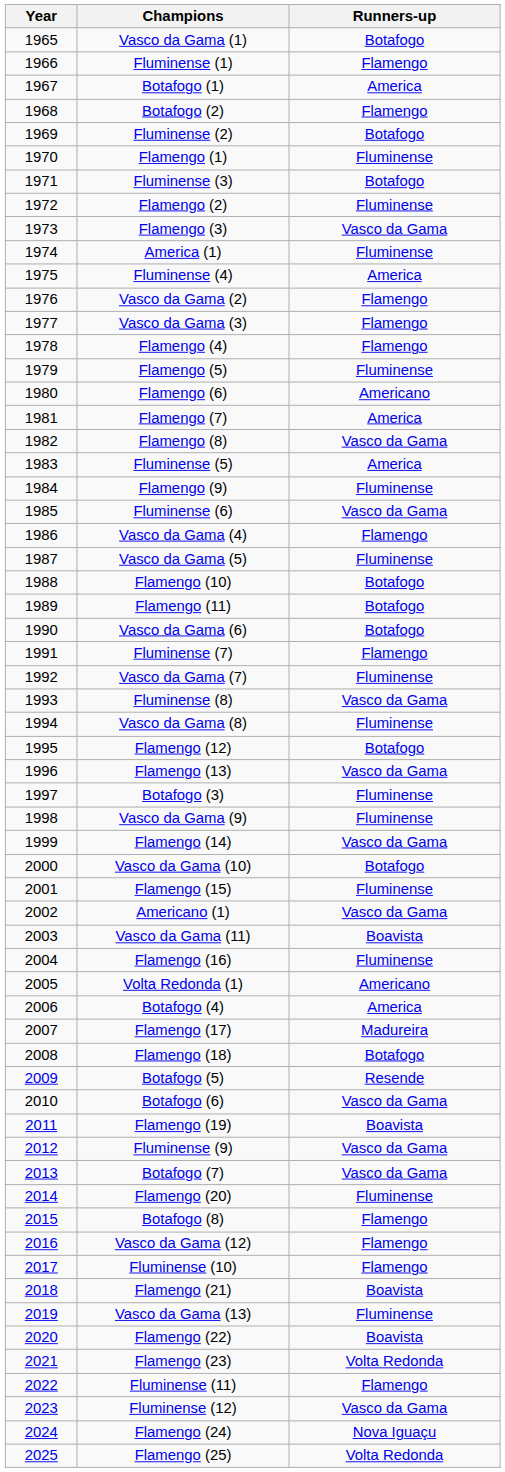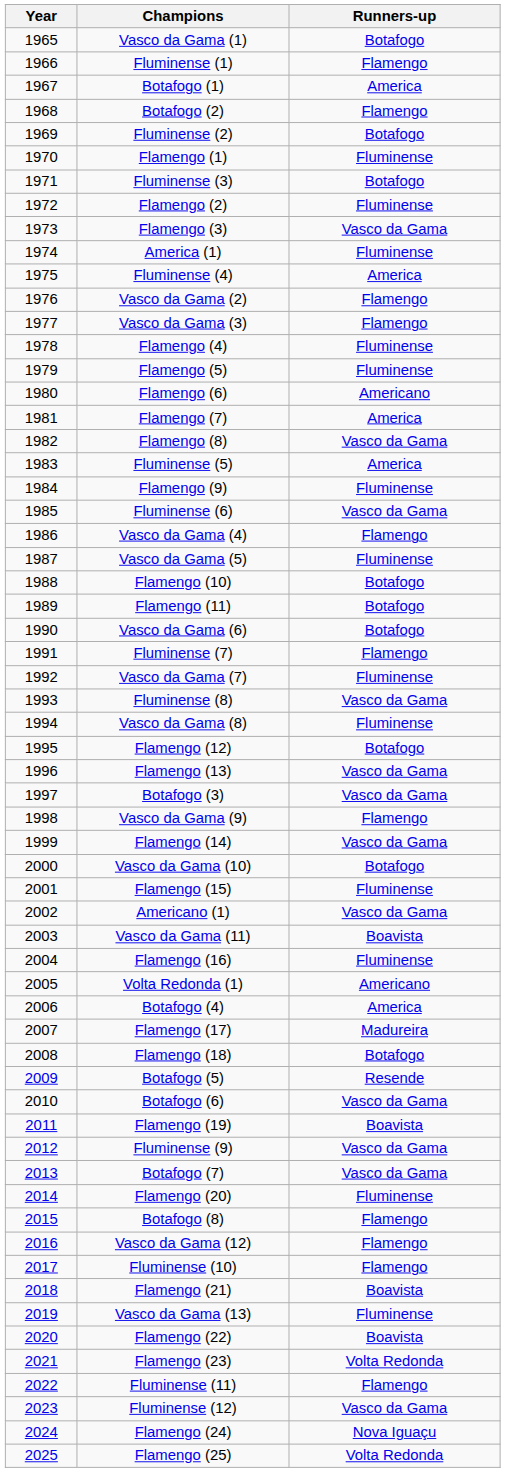(394, 346) Flamengo -> (394, 346) Fluminense
(394, 795) Fluminense -> (394, 795) Vasco da Gama
(394, 818) Fluminense -> (394, 818) Flamengo
